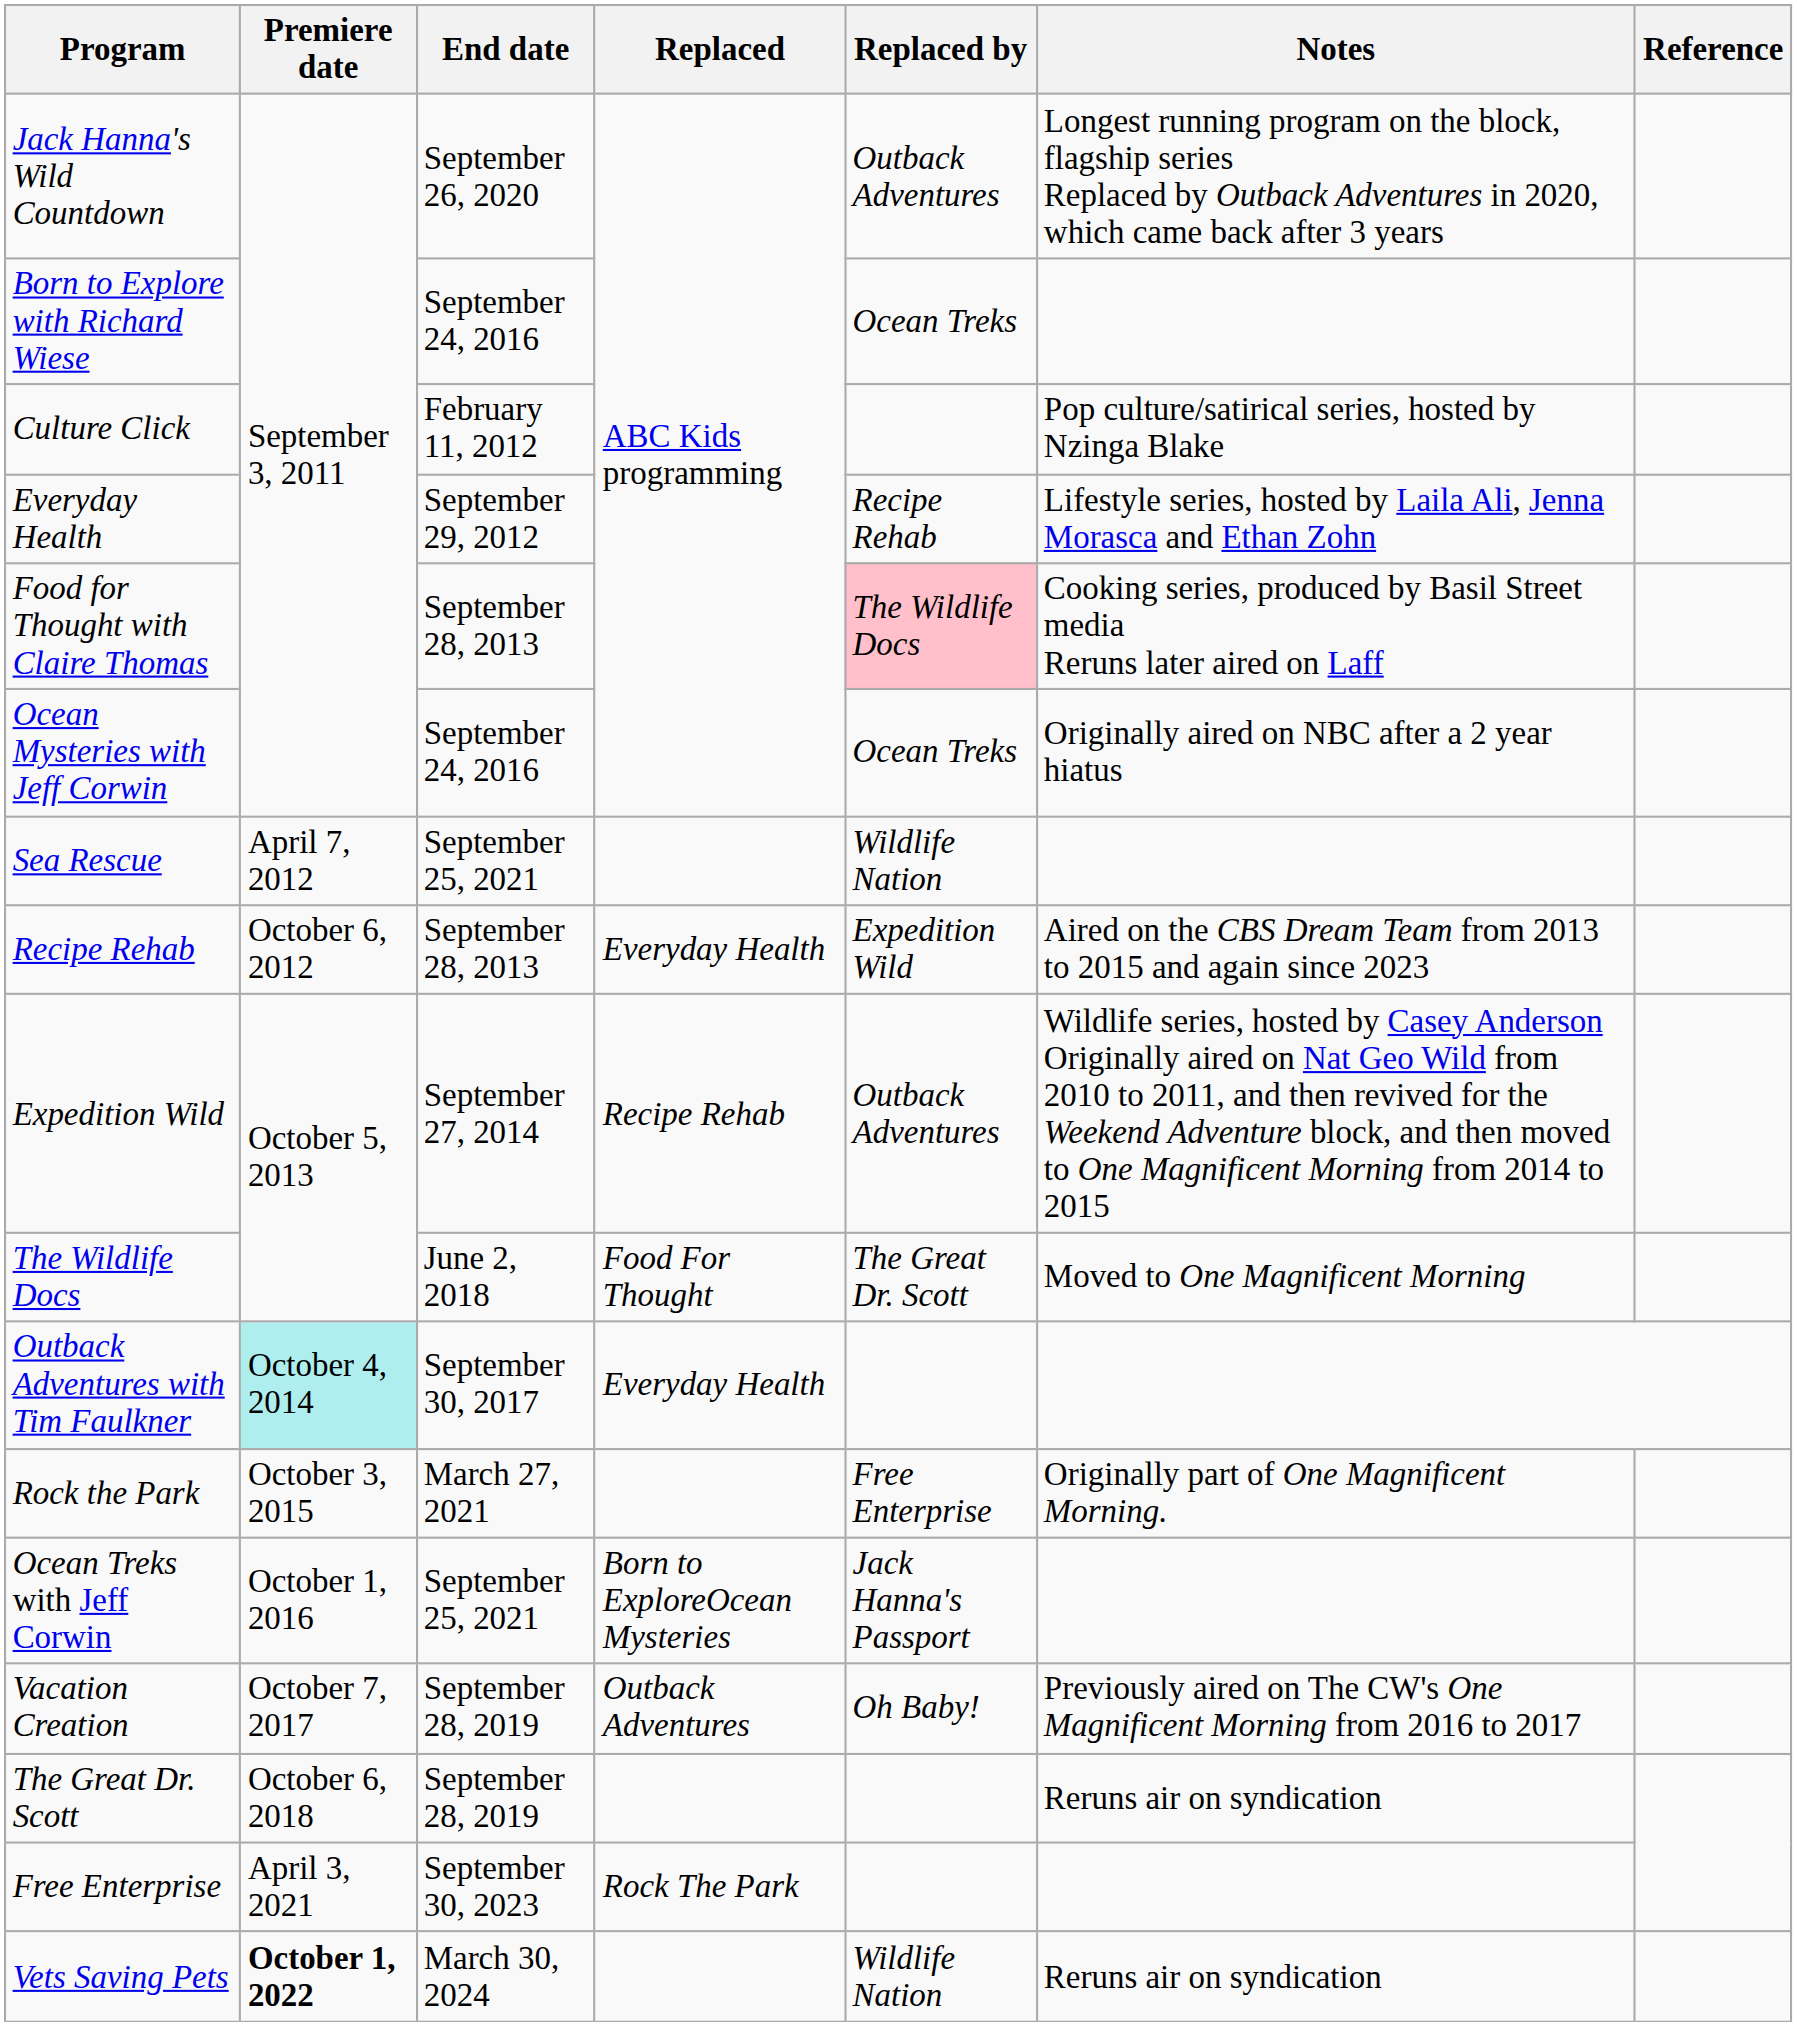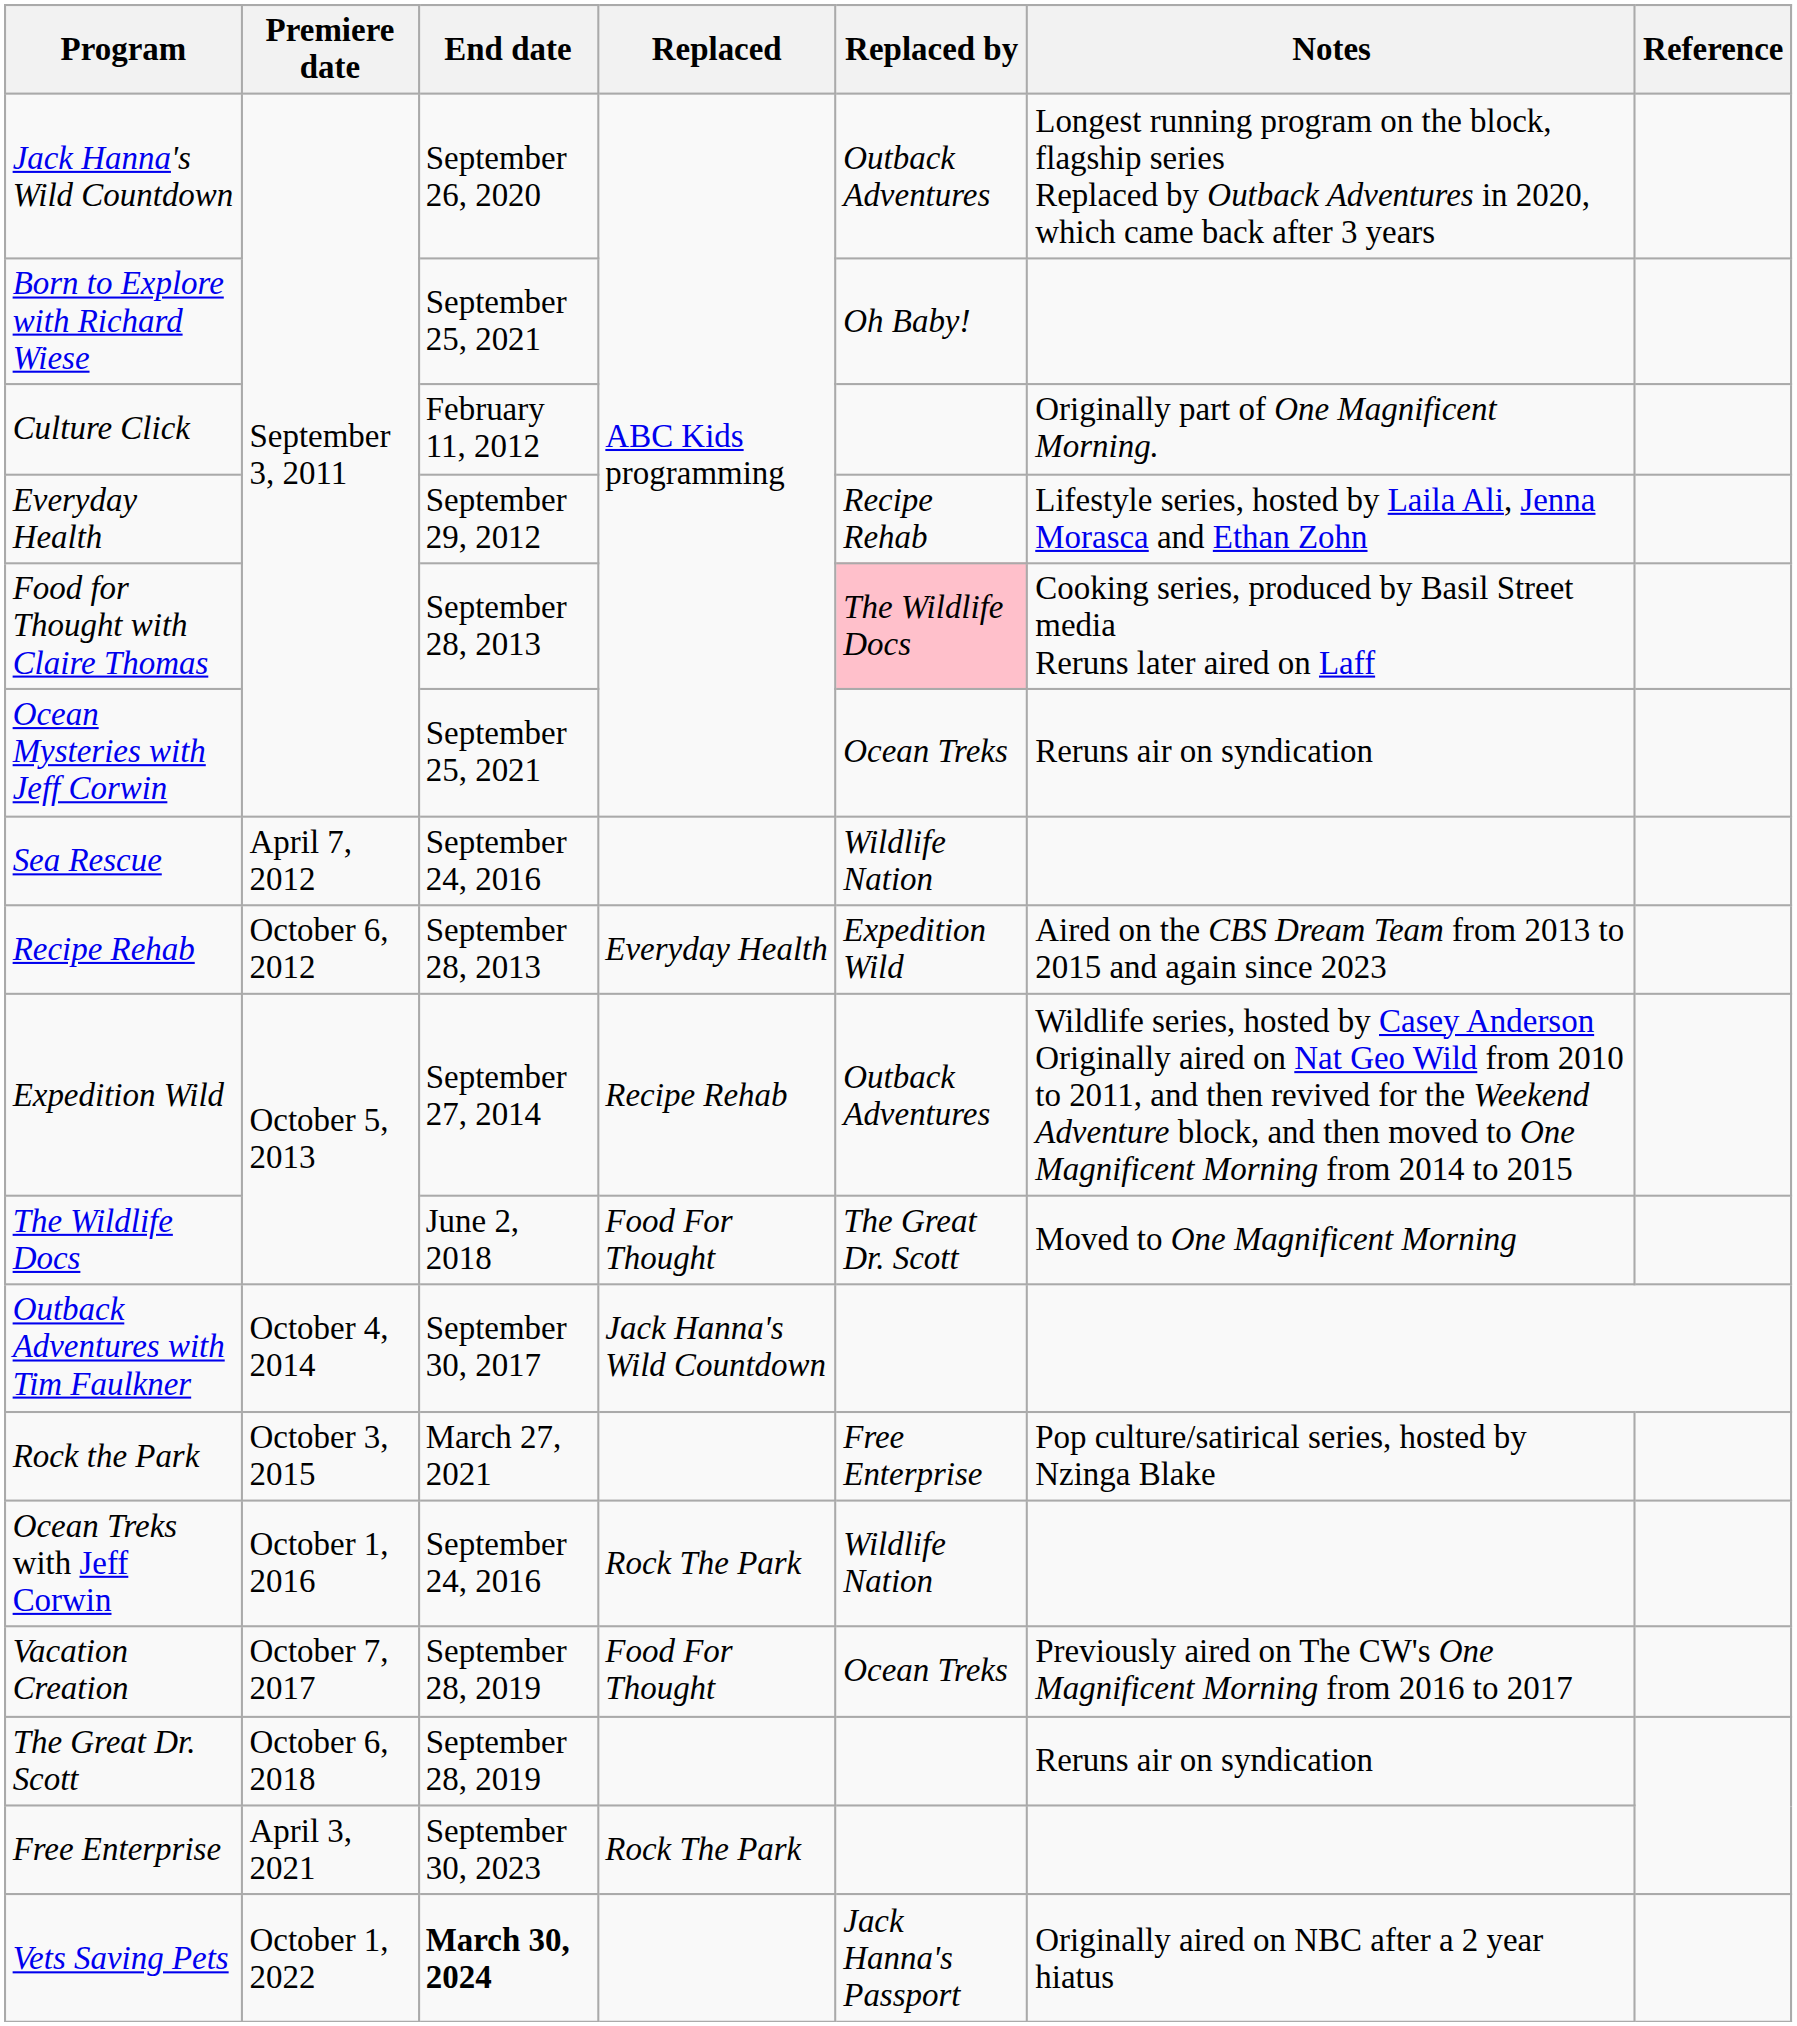(494, 320) September 24, 2016 -> (496, 320) September 25, 2021
(935, 320) Ocean Treks -> (907, 320) Oh Baby!
(1290, 428) Pop culture/satirical series, hosted by Nzinga Blake -> (1266, 428) Originally part of One Magnificent Morning.
(494, 752) September 24, 2016 -> (496, 752) September 25, 2021
(1298, 752) Originally aired on NBC after a 2 year hiatus -> (1204, 752) Reruns air on syndication
(494, 860) September 25, 2021 -> (496, 860) September 24, 2016
(317, 1384) paleturquoise background -> (319, 1347) no background
(714, 1384) Everyday Health -> (716, 1347) Jack Hanna's Wild Countdown
(1275, 1492) Originally part of One Magnificent Morning. -> (1281, 1455) Pop culture/satirical series, hosted by Nzinga Blake
(494, 1600) September 25, 2021 -> (496, 1563) September 24, 2016
(697, 1600) Born to ExploreOcean Mysteries -> (703, 1563) Rock The Park
(911, 1600) Jack Hanna's Passport -> (895, 1563) Wildlife Nation
(676, 1707) Outback Adventures -> (669, 1670) Food For Thought
(916, 1707) Oh Baby! -> (925, 1670) Ocean Treks
(322, 1976) bold -> (319, 1957) normal
(491, 1976) normal -> (498, 1957) bold
(904, 1976) Wildlife Nation -> (902, 1957) Jack Hanna's Passport
(1213, 1976) Reruns air on syndication -> (1289, 1957) Originally aired on NBC after a 2 year hiatus
